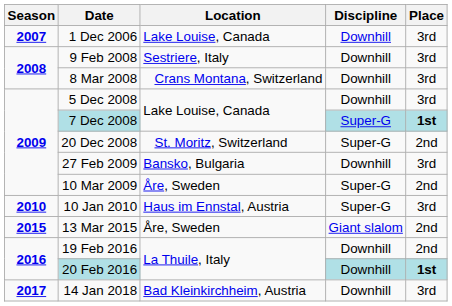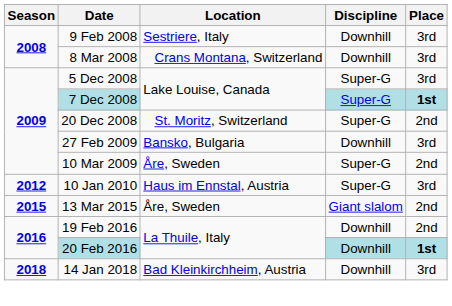- row: (103, 36)
(366, 100) Downhill -> (366, 79) Super-G
(31, 206) 2010 -> (31, 185) 2012
(31, 290) 2017 -> (31, 269) 2018
